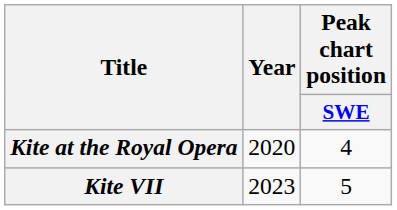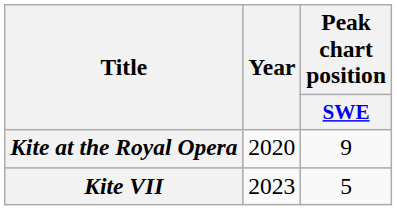(346, 148) 4 -> (346, 148) 9
